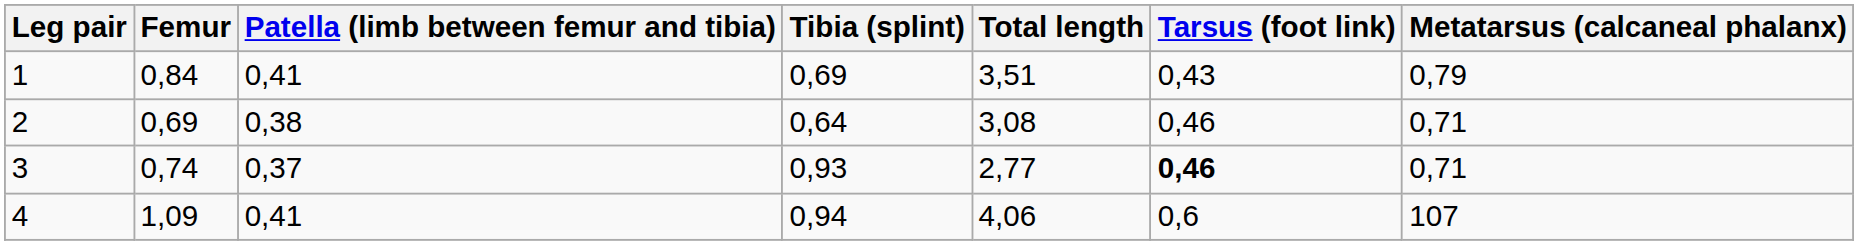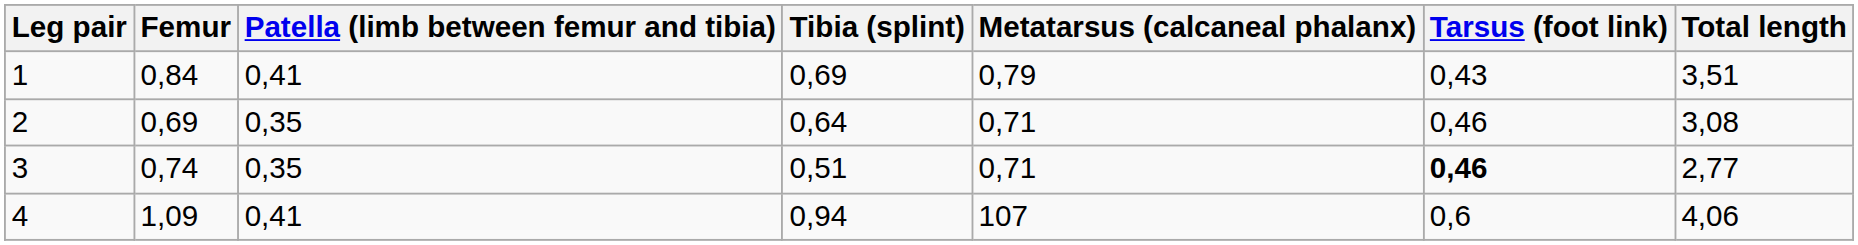columns swapped: (1628, 27) <-> (1061, 27)
(273, 121) 0,38 -> (273, 121) 0,35
(273, 168) 0,37 -> (273, 168) 0,35
(818, 168) 0,93 -> (818, 168) 0,51
